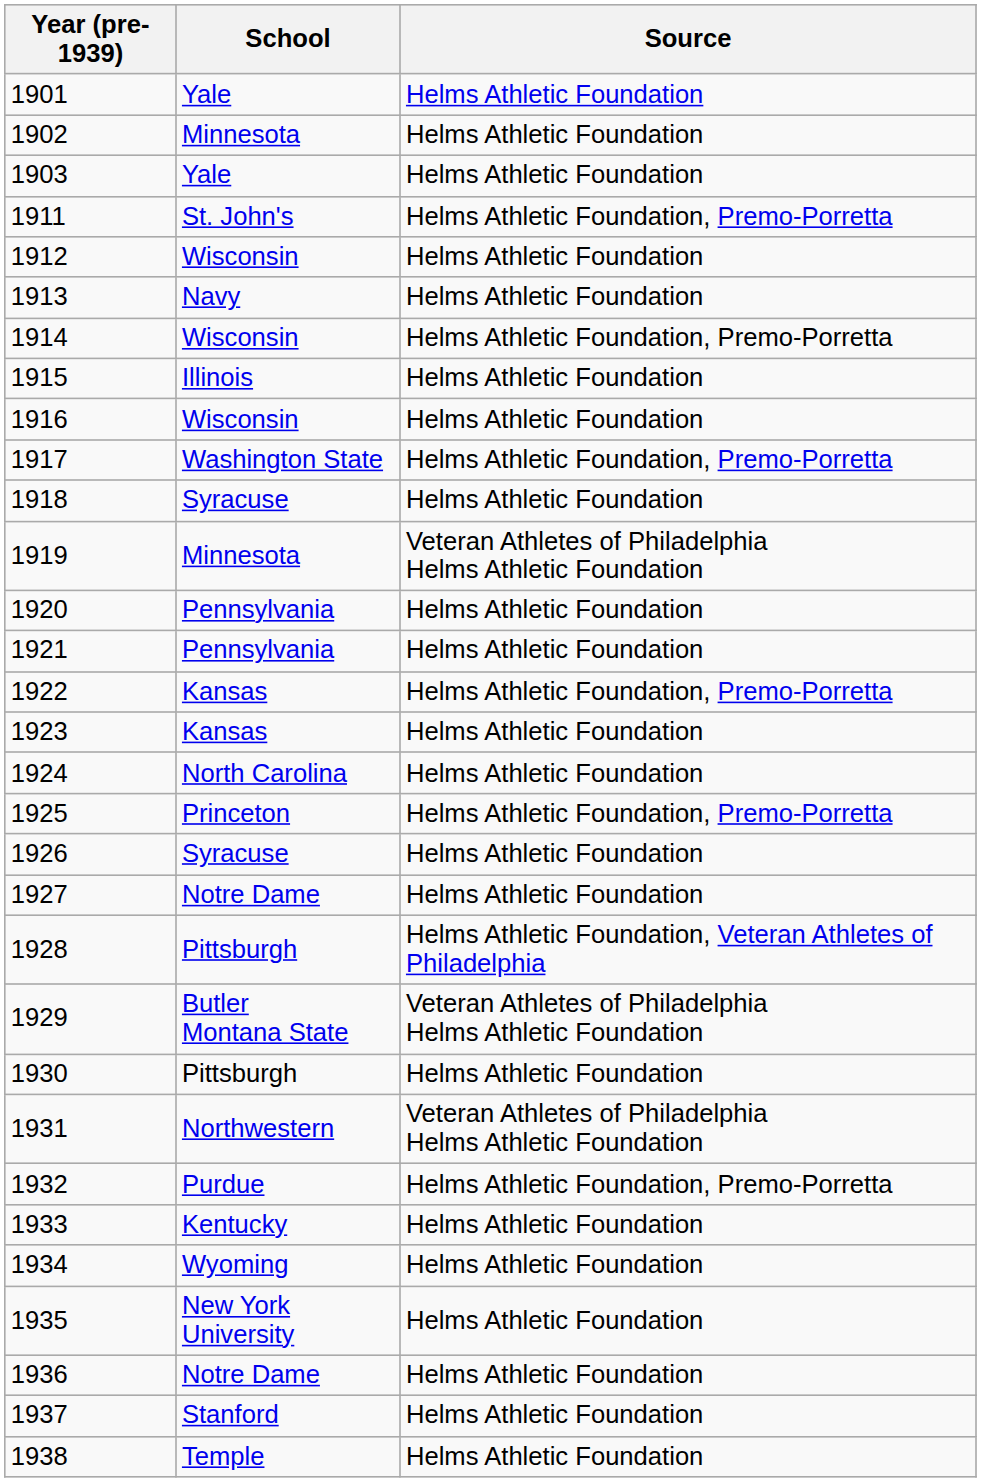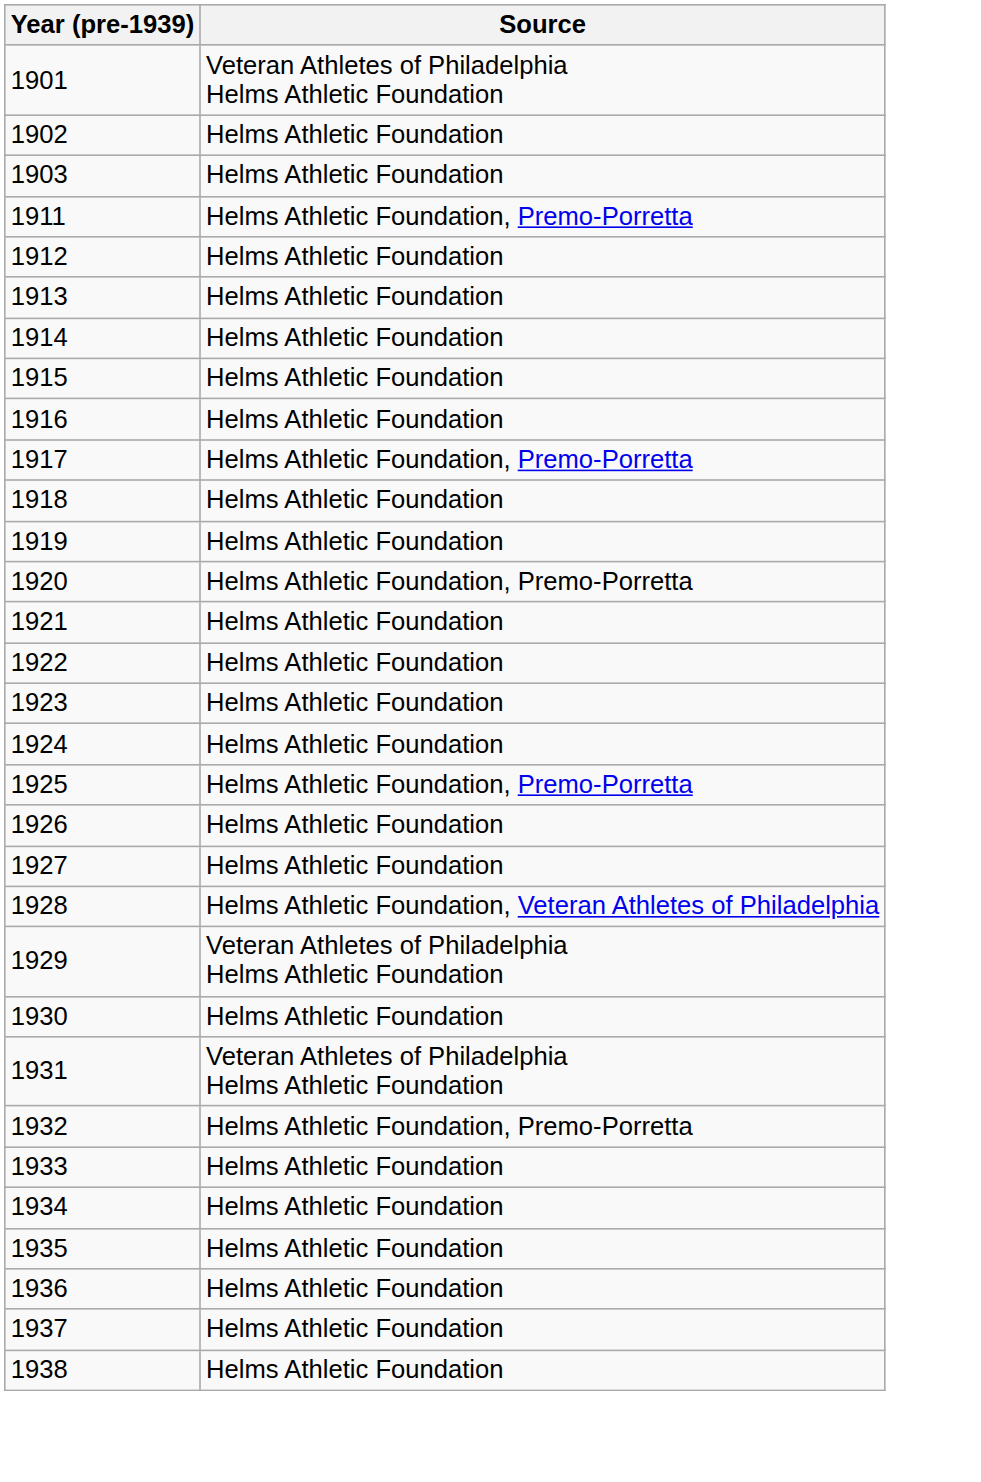- column: (288, 39)
(555, 94) Helms Athletic Foundation -> (387, 79) Veteran Athletes of Philadelphia Helms Athletic Foundation
(649, 337) Helms Athletic Foundation, Premo-Porretta -> (355, 337) Helms Athletic Foundation
(587, 555) Veteran Athletes of Philadelphia Helms Athletic Foundation -> (355, 540) Helms Athletic Foundation
(555, 610) Helms Athletic Foundation -> (449, 581) Helms Athletic Foundation, Premo-Porretta
(649, 691) Helms Athletic Foundation, Premo-Porretta -> (355, 662) Helms Athletic Foundation
